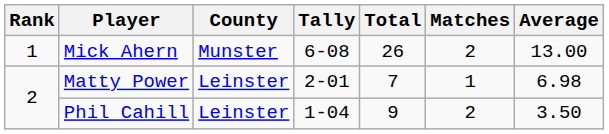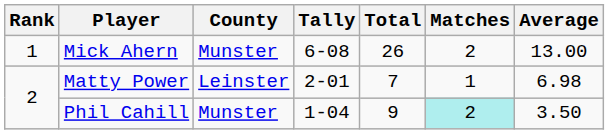(244, 113) Leinster -> (238, 113) Munster
(470, 113) no background -> (470, 113) paleturquoise background
